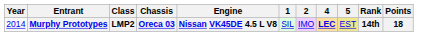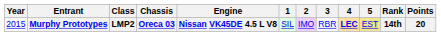+ column: (327, 11)
(16, 24) 2014 -> (16, 24) 2015
(398, 24) 18 -> (420, 24) 20
